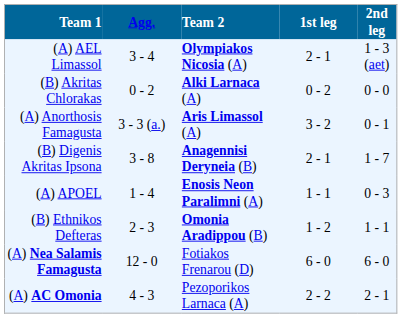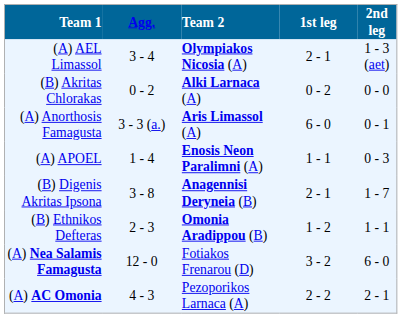(318, 124) 3 - 2 -> (318, 124) 6 - 0
rows swapped: (69, 193) <-> (62, 158)
(318, 261) 6 - 0 -> (318, 261) 3 - 2
